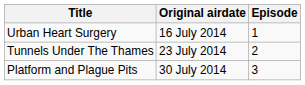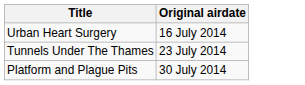- column: (274, 13)
